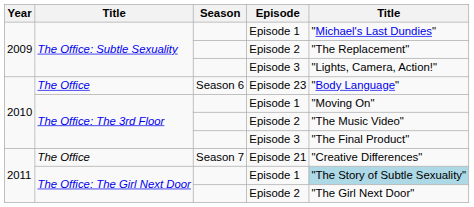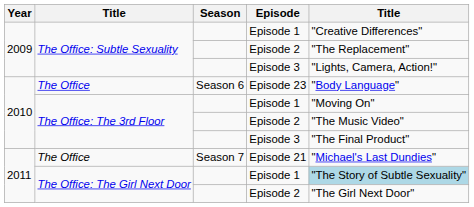(374, 31) "Michael's Last Dundies" -> (367, 31) "Creative Differences"
(367, 157) "Creative Differences" -> (374, 157) "Michael's Last Dundies"
